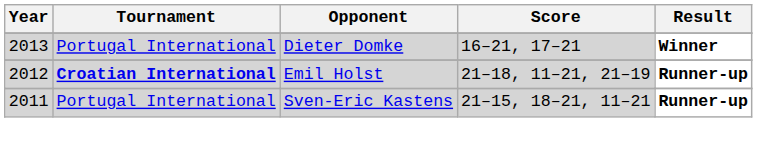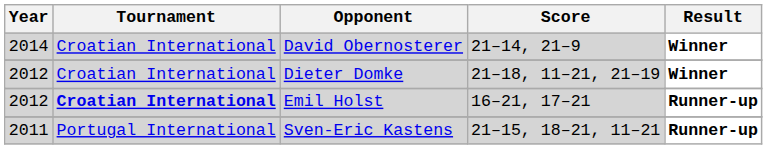+ row: (373, 46)
(29, 46) 2013 -> (29, 74) 2012
(166, 46) Portugal International -> (166, 74) Croatian International
(521, 46) 16–21, 17–21 -> (566, 74) 21–18, 11–21, 21–19
(556, 74) 21–18, 11–21, 21–19 -> (531, 102) 16–21, 17–21
